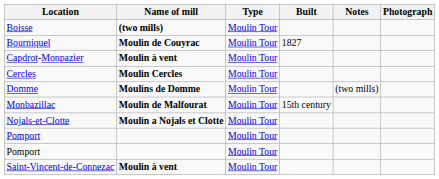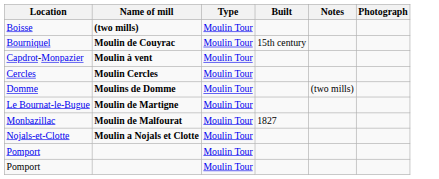(292, 43) 1827 -> (282, 43) 15th century
+ row: (48, 105)
(306, 105) 15th century -> (267, 120) 1827
- row: (60, 167)
